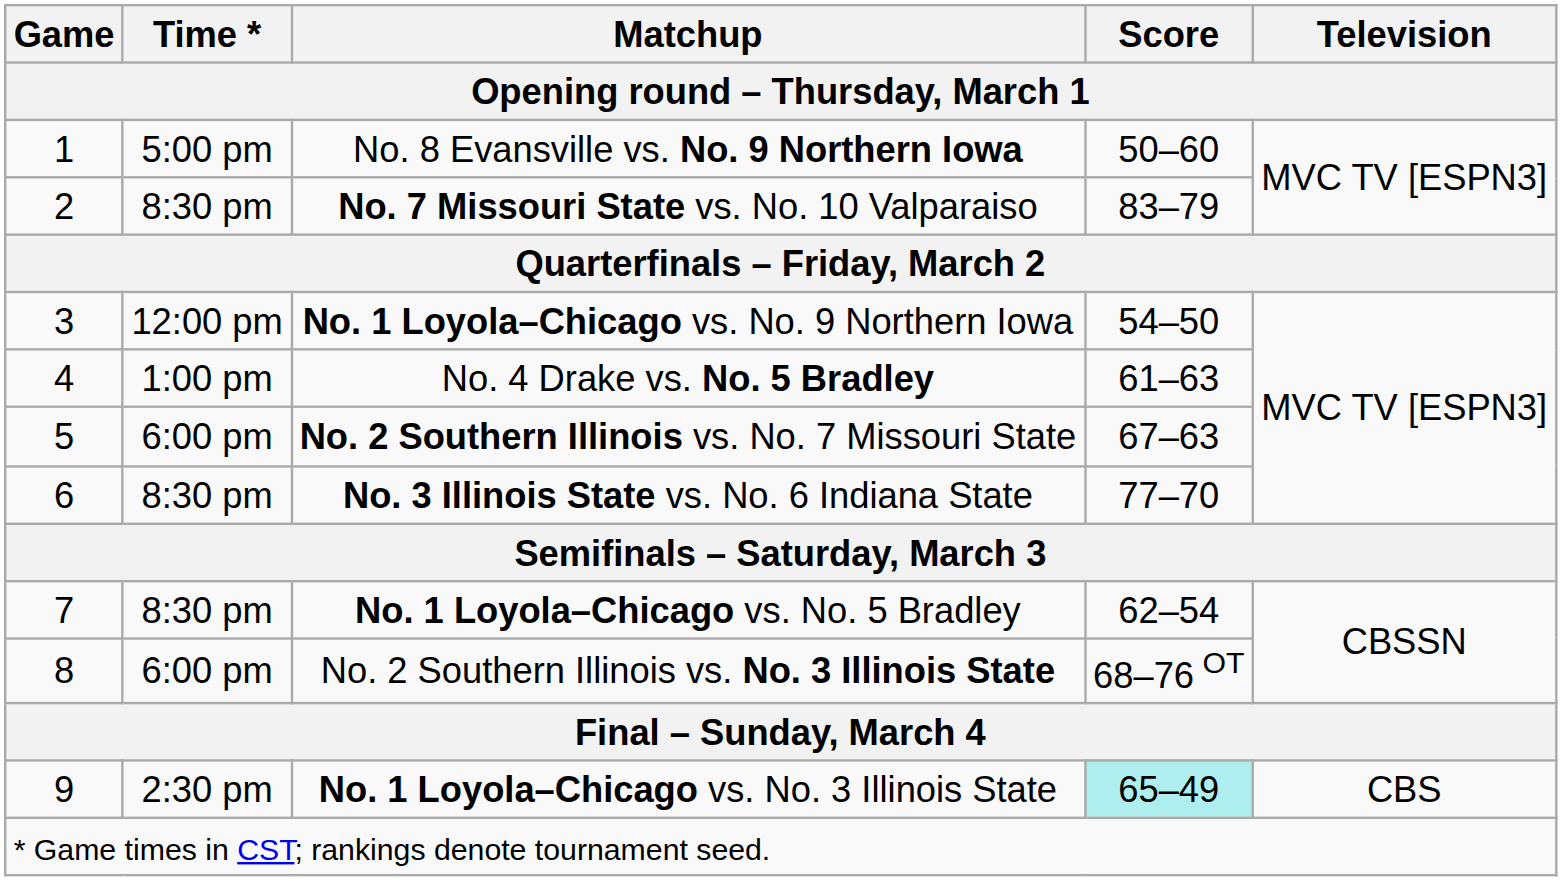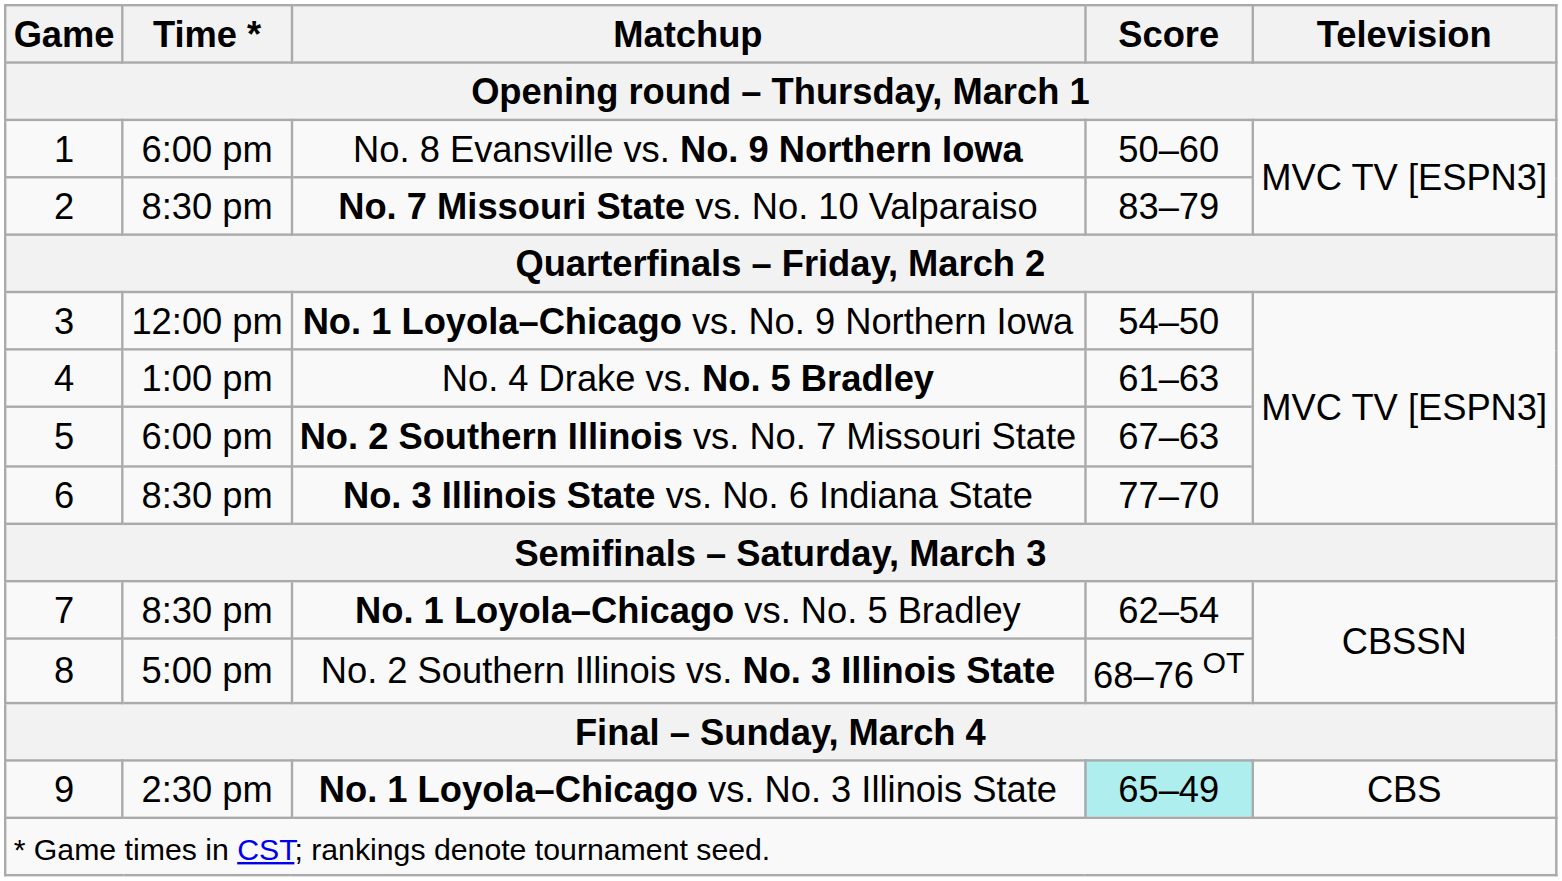(207, 149) 5:00 pm -> (207, 149) 6:00 pm
(207, 670) 6:00 pm -> (207, 670) 5:00 pm
